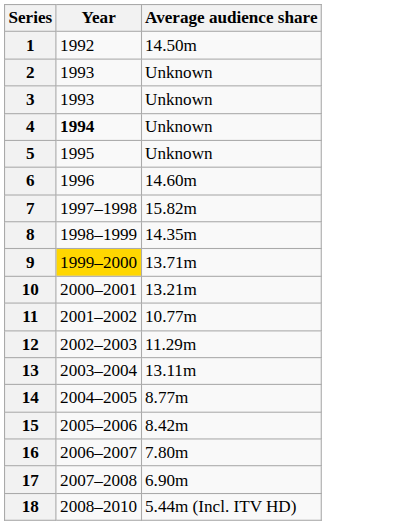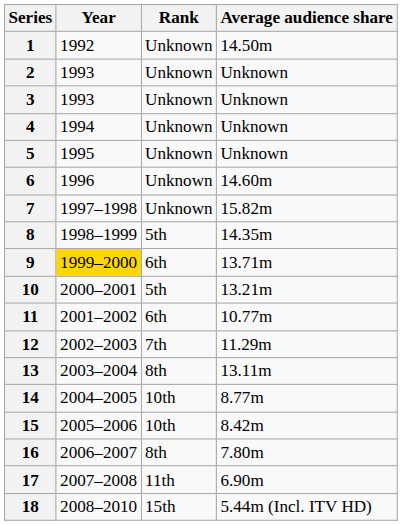+ column: (179, 18)
(77, 126) bold -> (77, 126) normal
